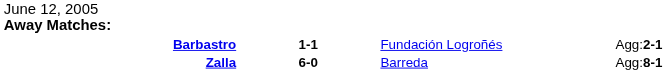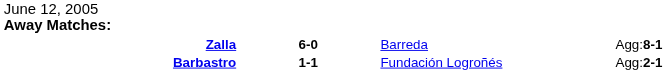rows swapped: (221, 62) <-> (205, 44)
